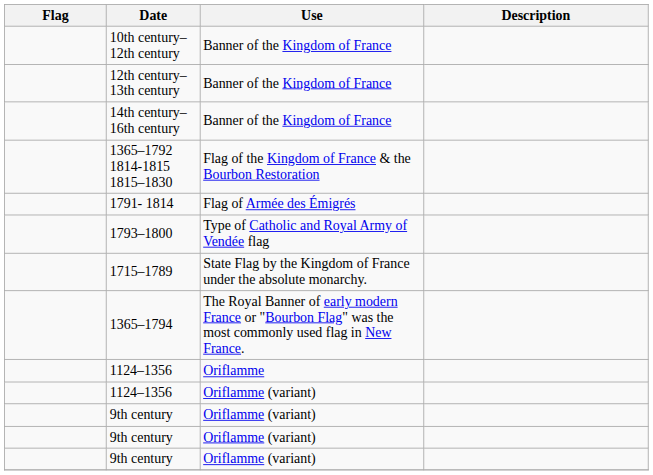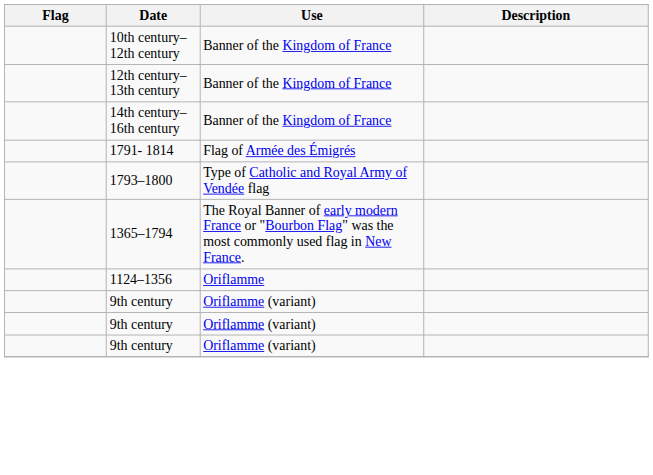- row: (141, 166)
- row: (141, 271)
- row: (141, 392)
